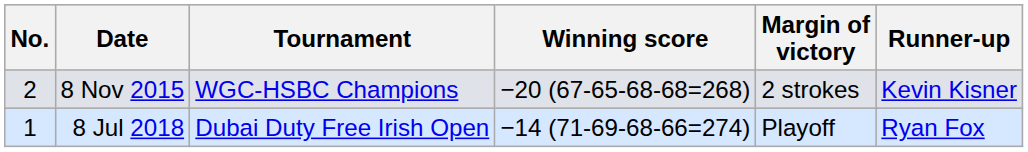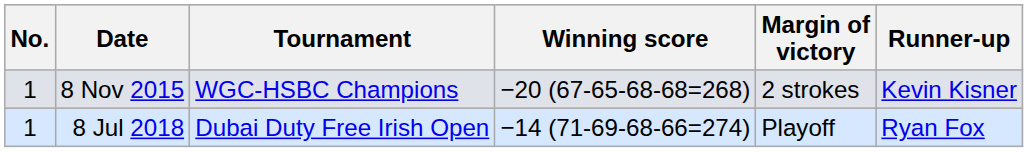(30, 89) 2 -> (30, 89) 1
